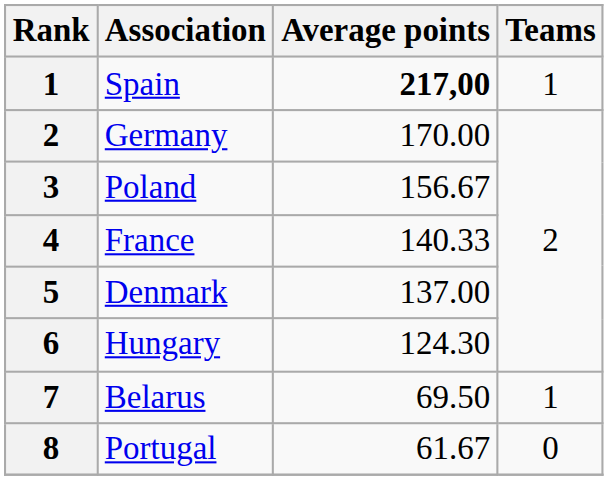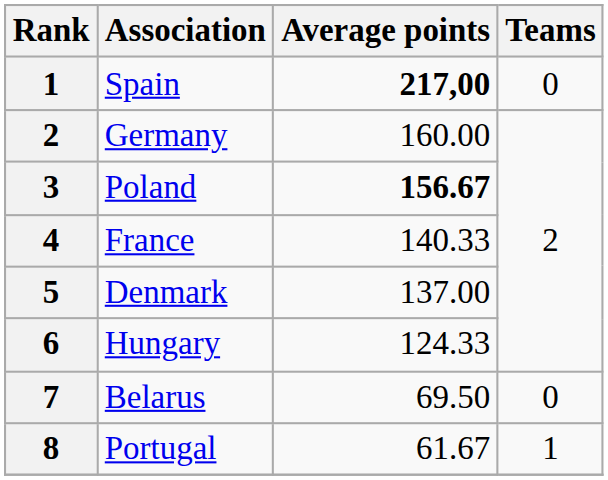(551, 82) 1 -> (551, 82) 0
(445, 135) 170.00 -> (445, 135) 160.00
(445, 187) normal -> (445, 187) bold
(445, 344) 124.30 -> (445, 344) 124.33
(551, 396) 1 -> (551, 396) 0
(551, 448) 0 -> (551, 448) 1
